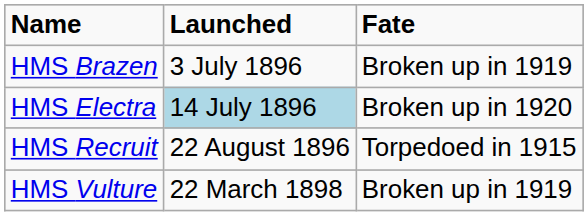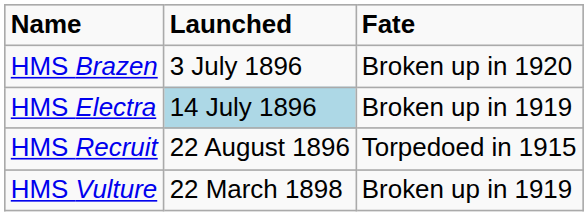(467, 66) Broken up in 1919 -> (467, 66) Broken up in 1920
(467, 107) Broken up in 1920 -> (467, 107) Broken up in 1919
